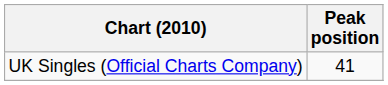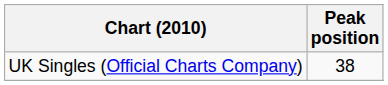(345, 66) 41 -> (345, 66) 38
